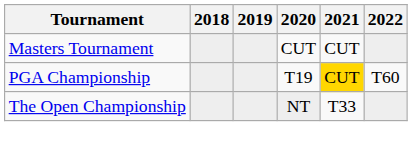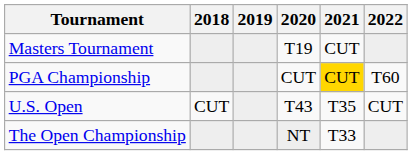(298, 48) CUT -> (298, 48) T19
(298, 77) T19 -> (298, 77) CUT
+ row: (46, 106)
